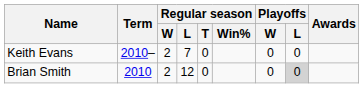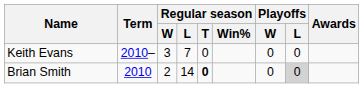(167, 53) 2 -> (167, 53) 3
(187, 72) 12 -> (187, 72) 14
(205, 72) normal -> (205, 72) bold
